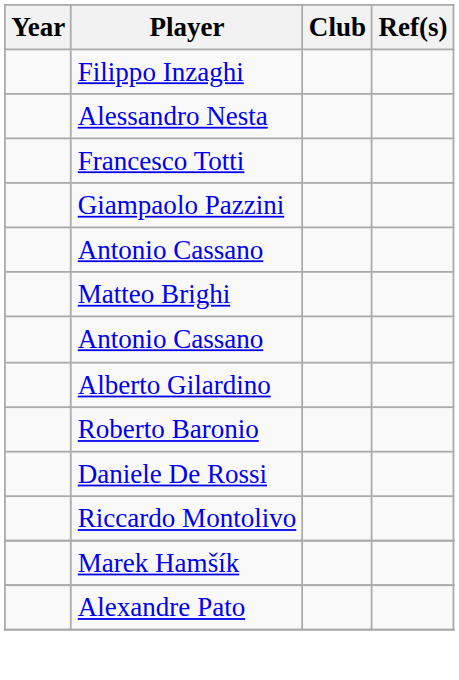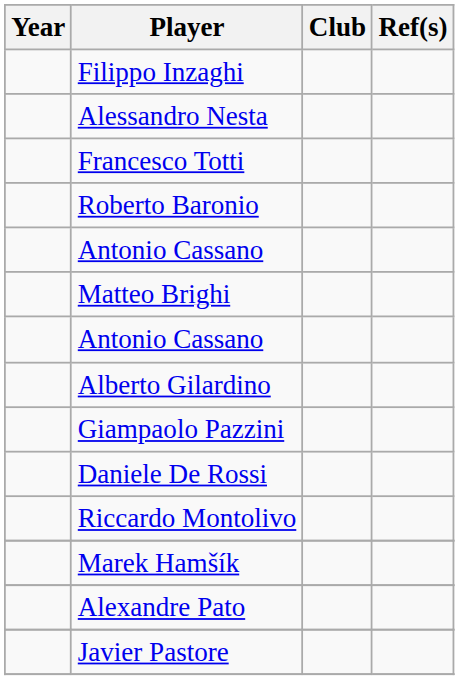rows swapped: (38, 429) <-> (38, 206)
+ row: (38, 652)
